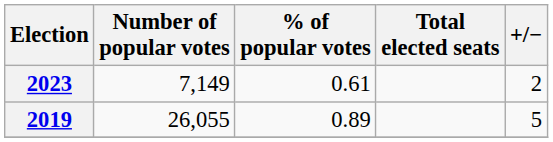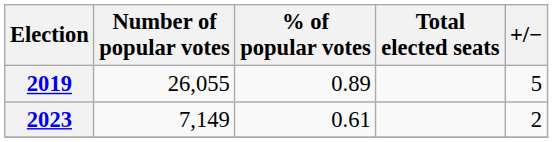rows swapped: (49, 119) <-> (49, 83)
